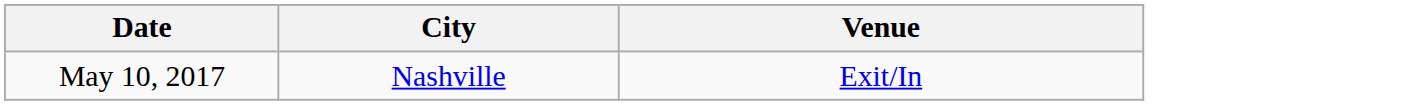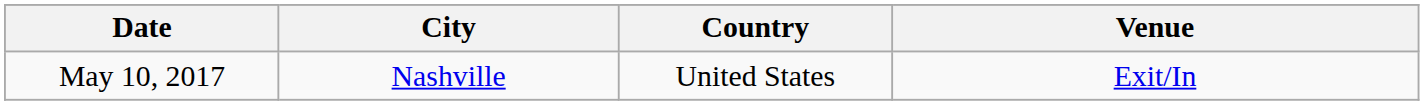+ column: (755, 28)
